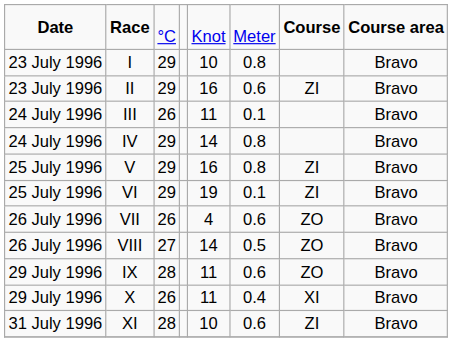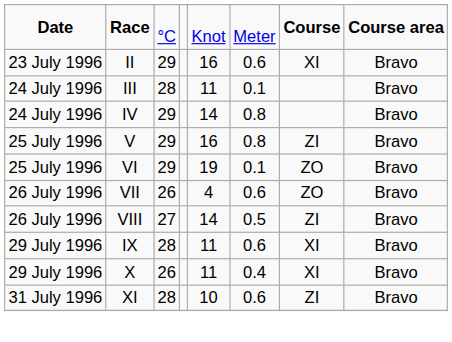- row: (130, 63)
(312, 89) ZI -> (312, 63) XI
(167, 115) 26 -> (167, 89) 28
(312, 193) ZI -> (312, 167) ZO
(312, 246) ZO -> (312, 220) ZI
(312, 272) ZO -> (312, 246) XI
